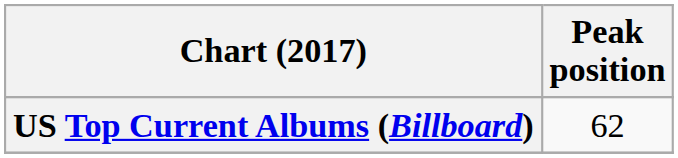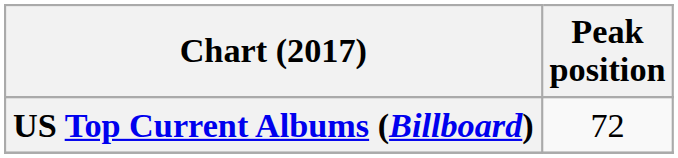(608, 124) 62 -> (608, 124) 72
